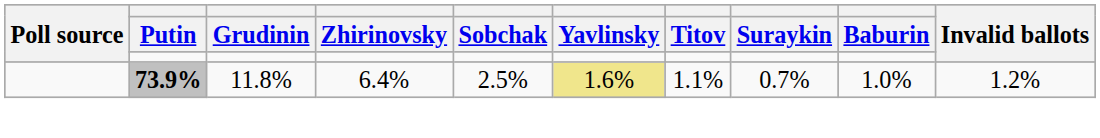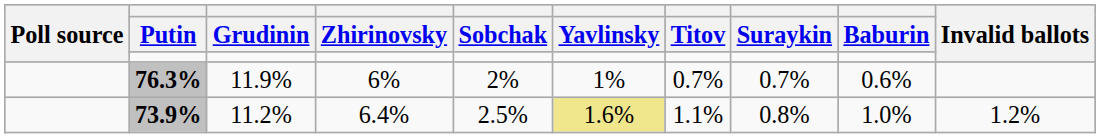+ row: (168, 80)
(261, 80) 11.8% -> (261, 115) 11.2%
(784, 80) 0.7% -> (784, 115) 0.8%
